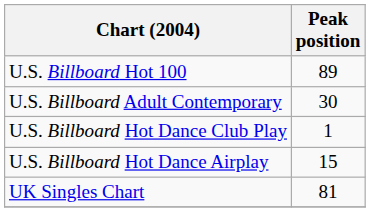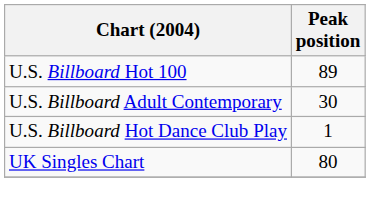- row: (139, 161)
(328, 191) 81 -> (328, 161) 80
